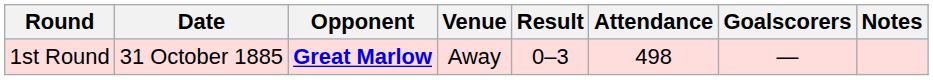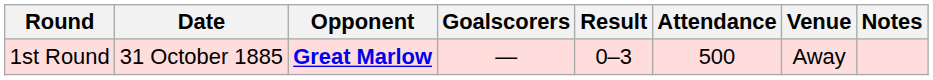columns swapped: (474, 21) <-> (787, 21)
(654, 56) 498 -> (717, 56) 500
